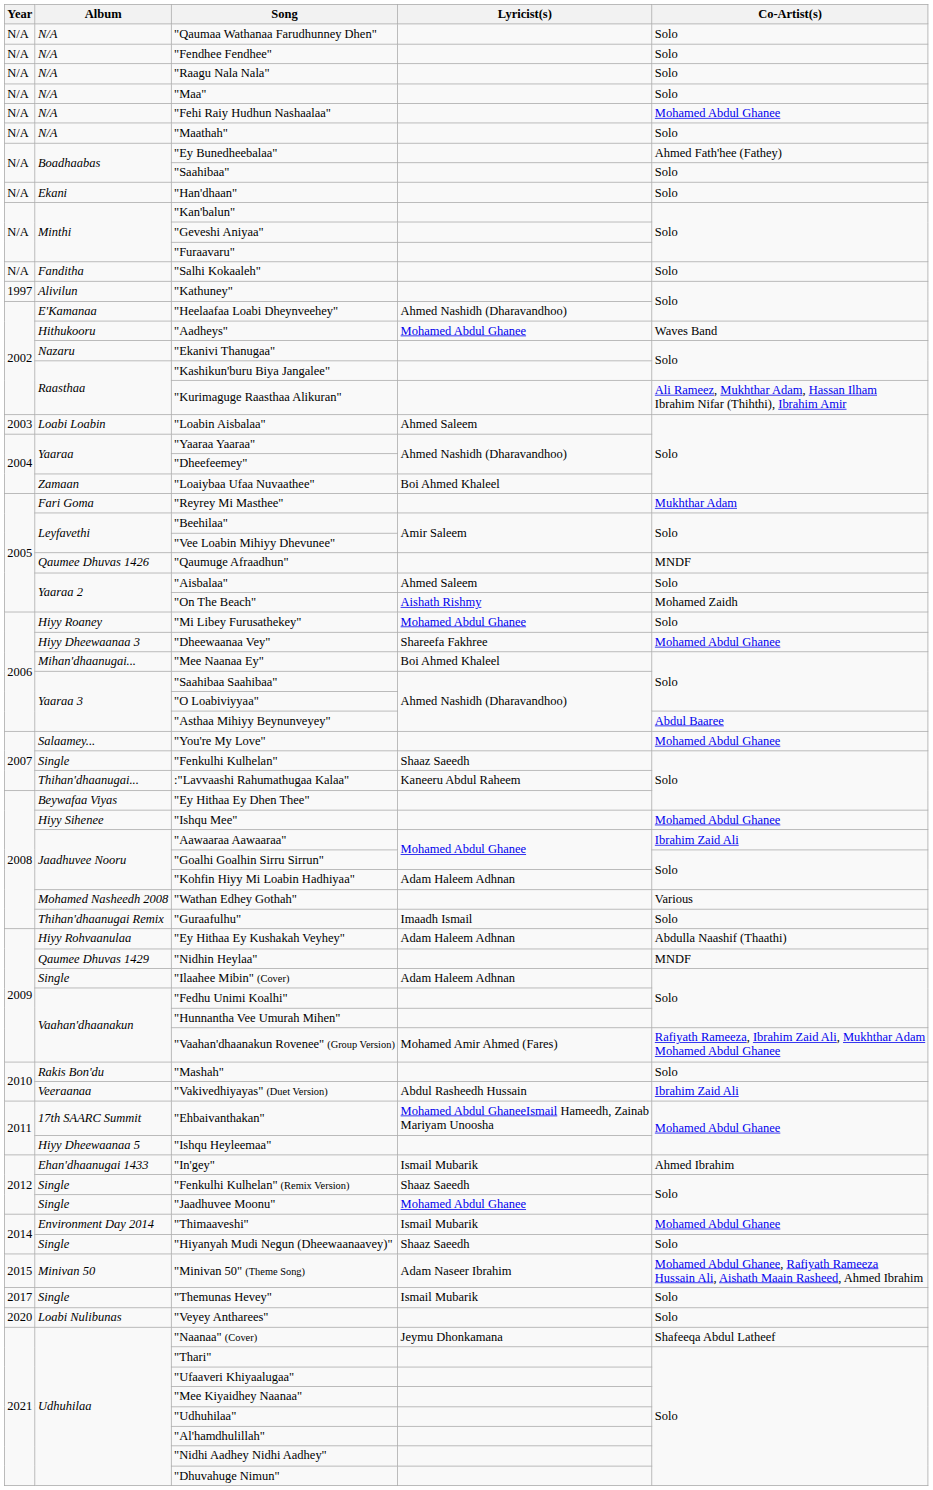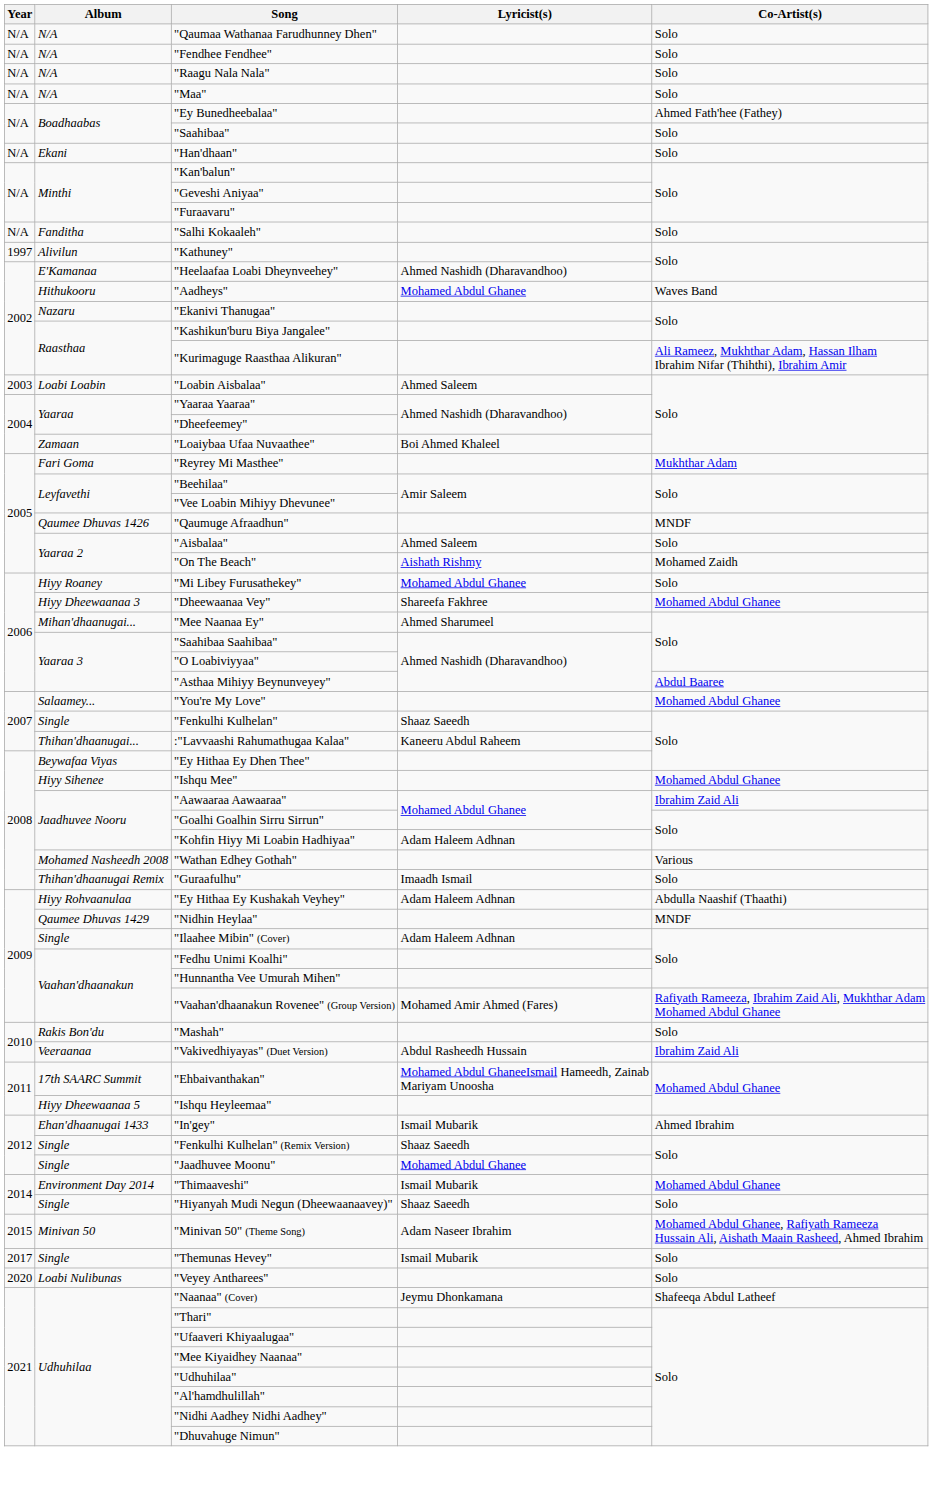- row: (252, 113)
- row: (201, 133)
(450, 661) Boi Ahmed Khaleel -> (447, 622) Ahmed Sharumeel
